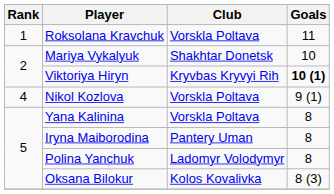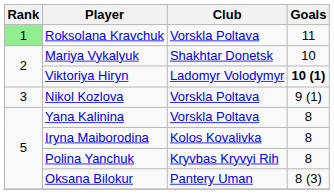(23, 35) no background -> (23, 35) lightgreen background
(224, 76) Kryvbas Kryvyi Rih -> (227, 76) Ladomyr Volodymyr
(23, 96) 4 -> (23, 96) 3
(211, 138) Pantery Uman -> (216, 138) Kolos Kovalivka
(227, 158) Ladomyr Volodymyr -> (224, 158) Kryvbas Kryvyi Rih
(216, 179) Kolos Kovalivka -> (211, 179) Pantery Uman
